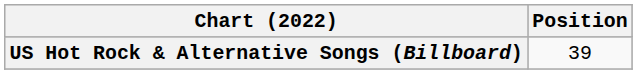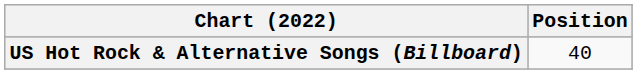(580, 53) 39 -> (580, 53) 40
